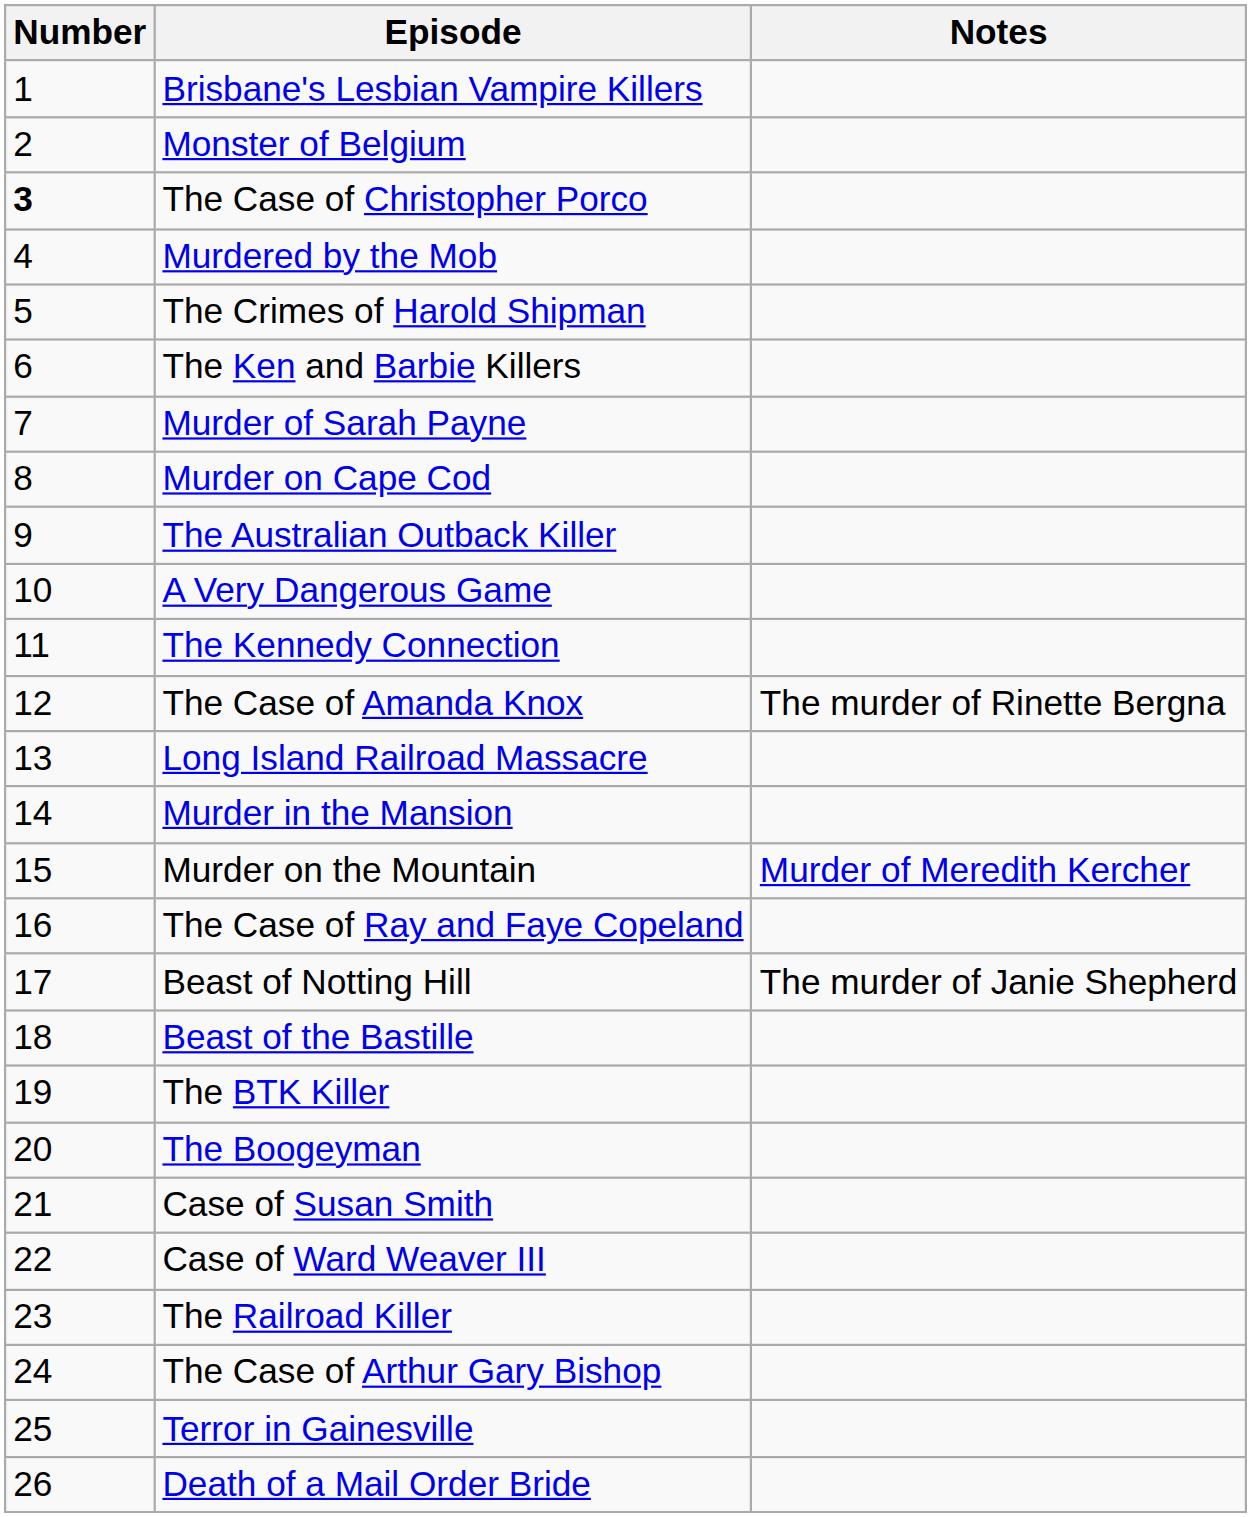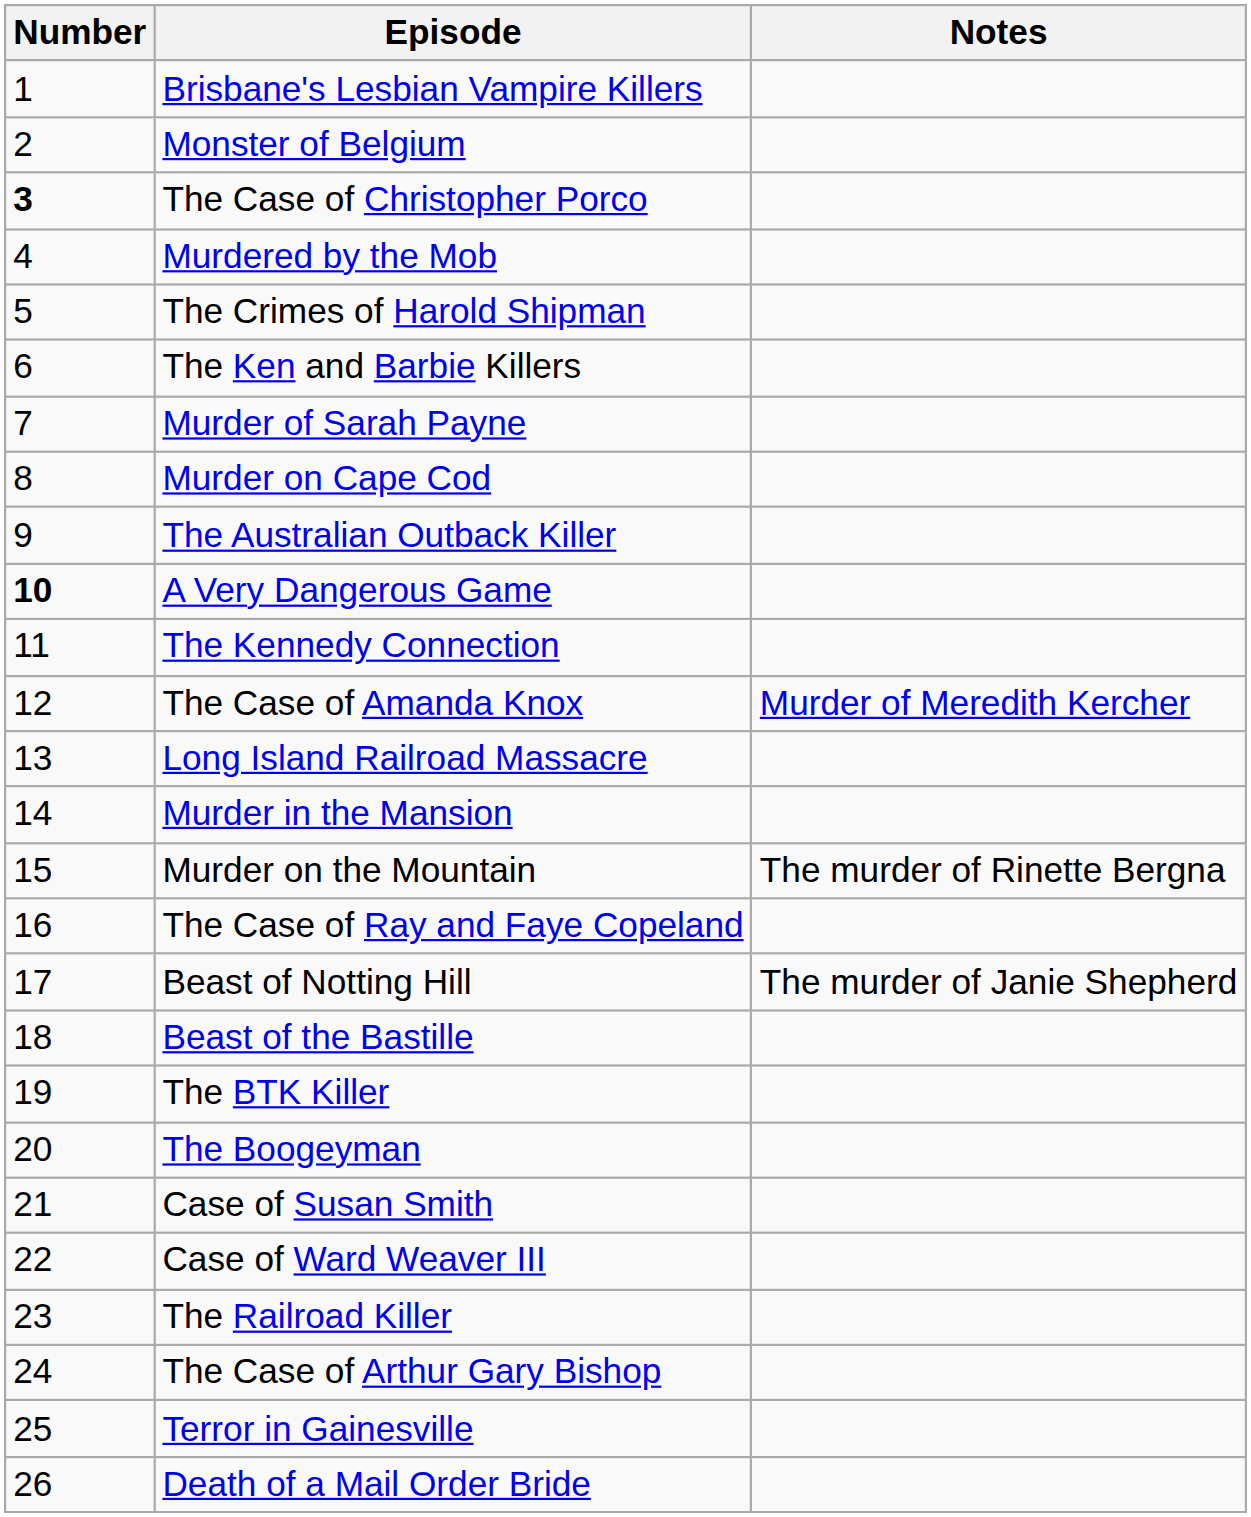(33, 590) normal -> (33, 590) bold
(993, 702) The murder of Rinette Bergna -> (975, 702) Murder of Meredith Kercher
(975, 869) Murder of Meredith Kercher -> (993, 869) The murder of Rinette Bergna
